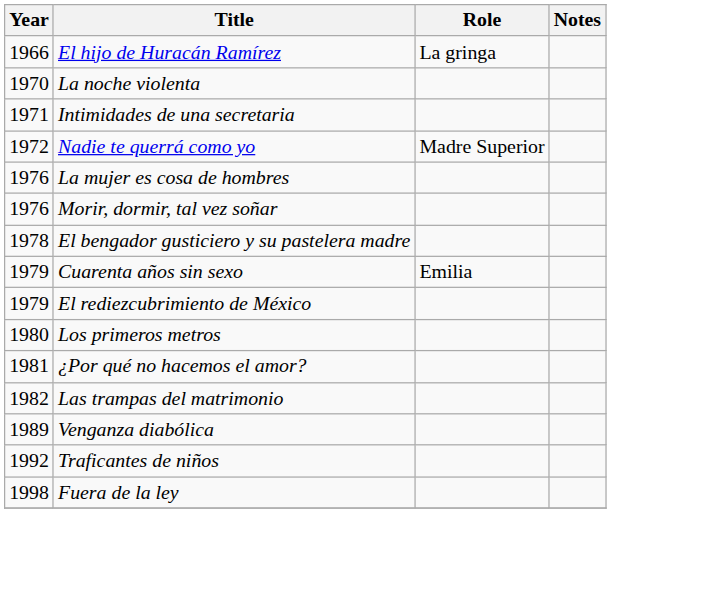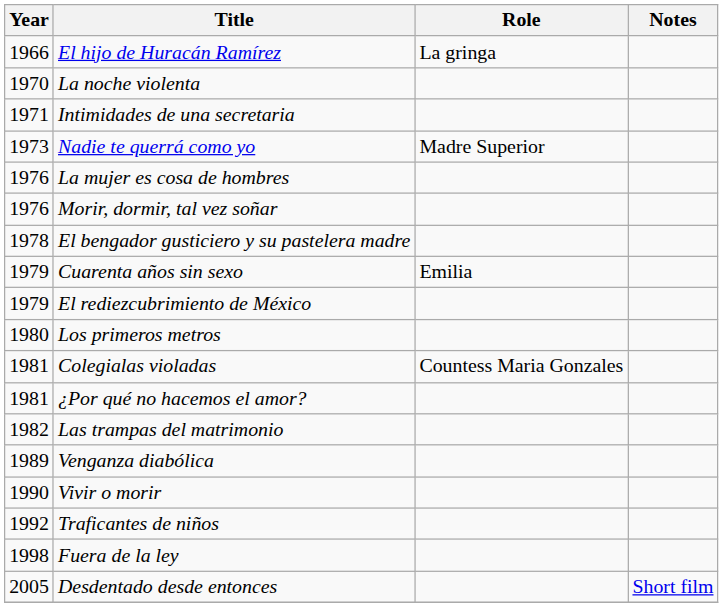(29, 146) 1972 -> (29, 146) 1973
+ row: (137, 366)
+ row: (110, 492)
+ row: (168, 586)
